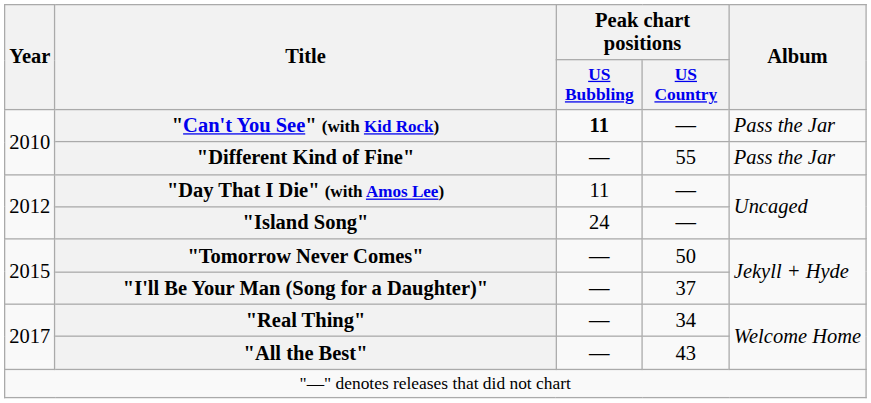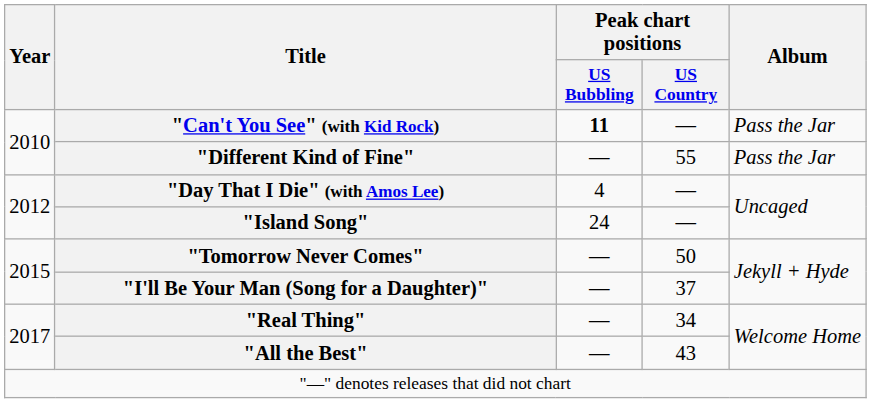(599, 190) 11 -> (599, 190) 4
